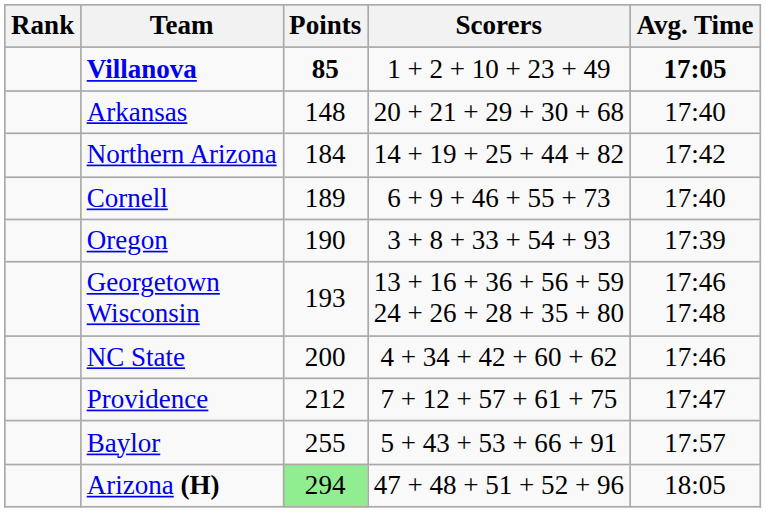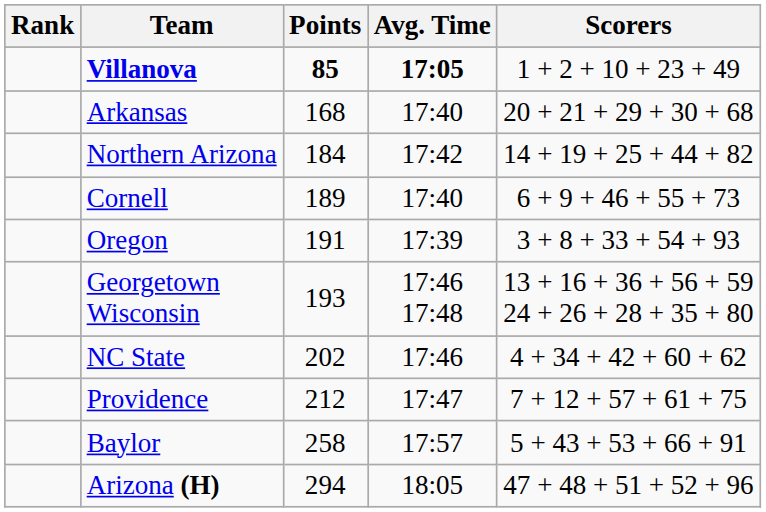columns swapped: (499, 25) <-> (695, 25)
(325, 111) 148 -> (325, 111) 168
(325, 240) 190 -> (325, 240) 191
(325, 356) 200 -> (325, 356) 202
(325, 442) 255 -> (325, 442) 258
(325, 485) lightgreen background -> (325, 485) no background
